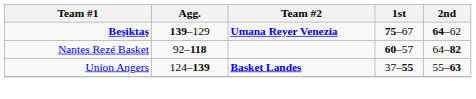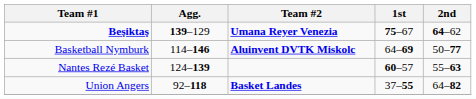+ row: (102, 49)
(190, 49) 92–118 -> (190, 67) 124–139
(447, 49) 64–82 -> (447, 67) 55–63
(190, 67) 124–139 -> (190, 85) 92–118
(447, 67) 55–63 -> (447, 85) 64–82
